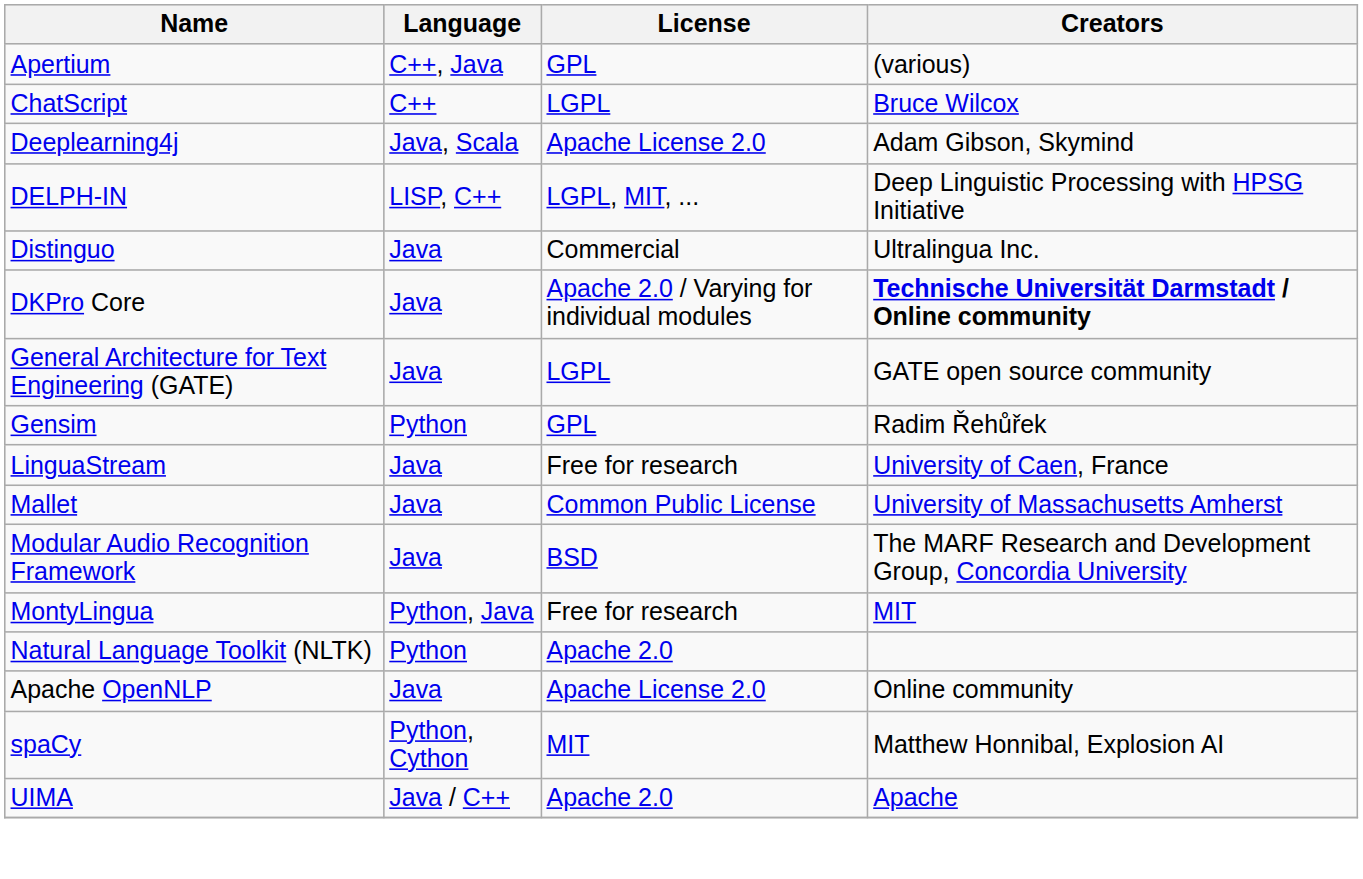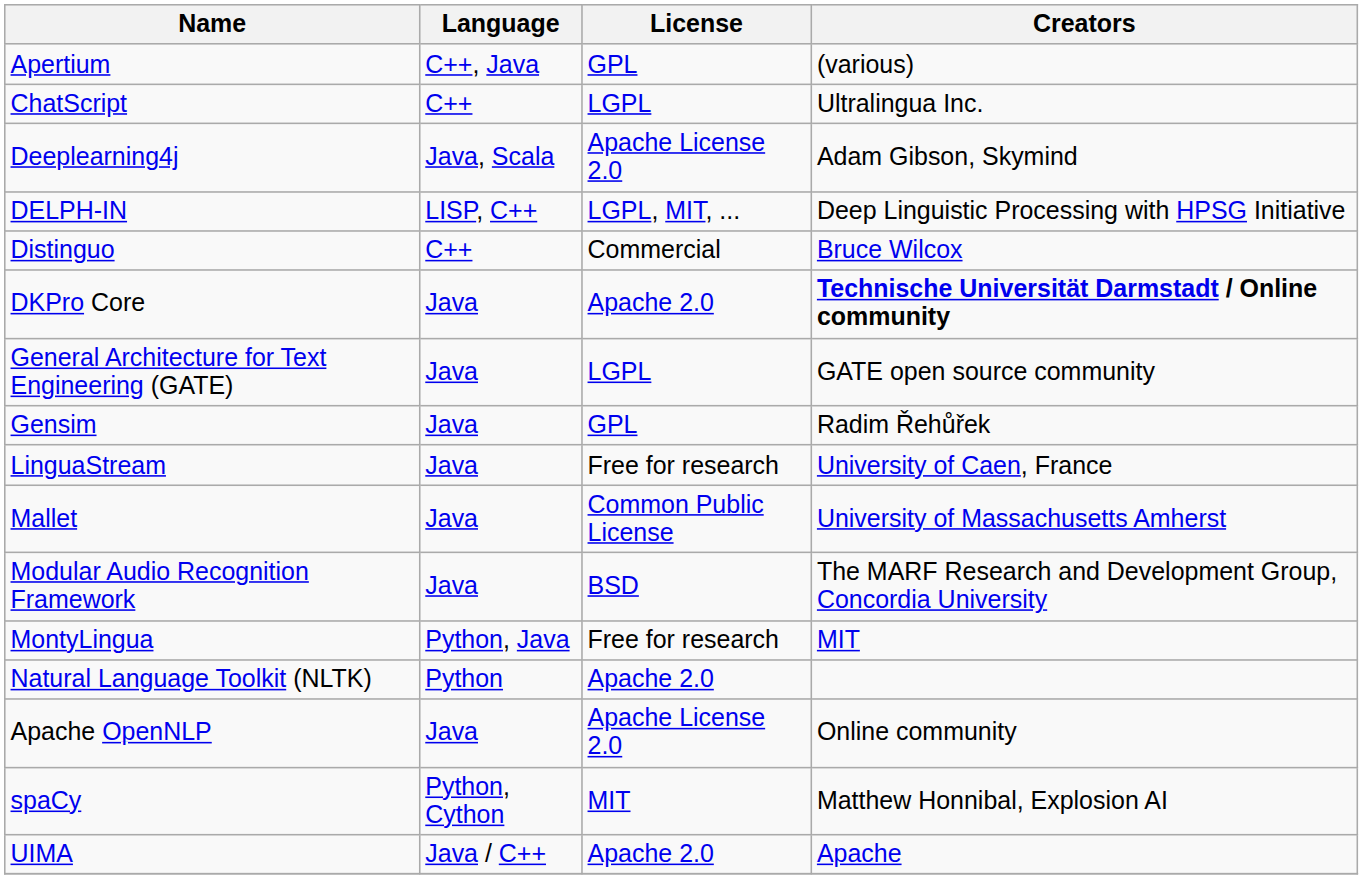(946, 103) Bruce Wilcox -> (900, 103) Ultralingua Inc.
(416, 250) Java -> (449, 250) C++
(956, 250) Ultralingua Inc. -> (890, 250) Bruce Wilcox
(679, 303) Apache 2.0 / Varying for individual modules -> (651, 303) Apache 2.0
(428, 425) Python -> (452, 425) Java
